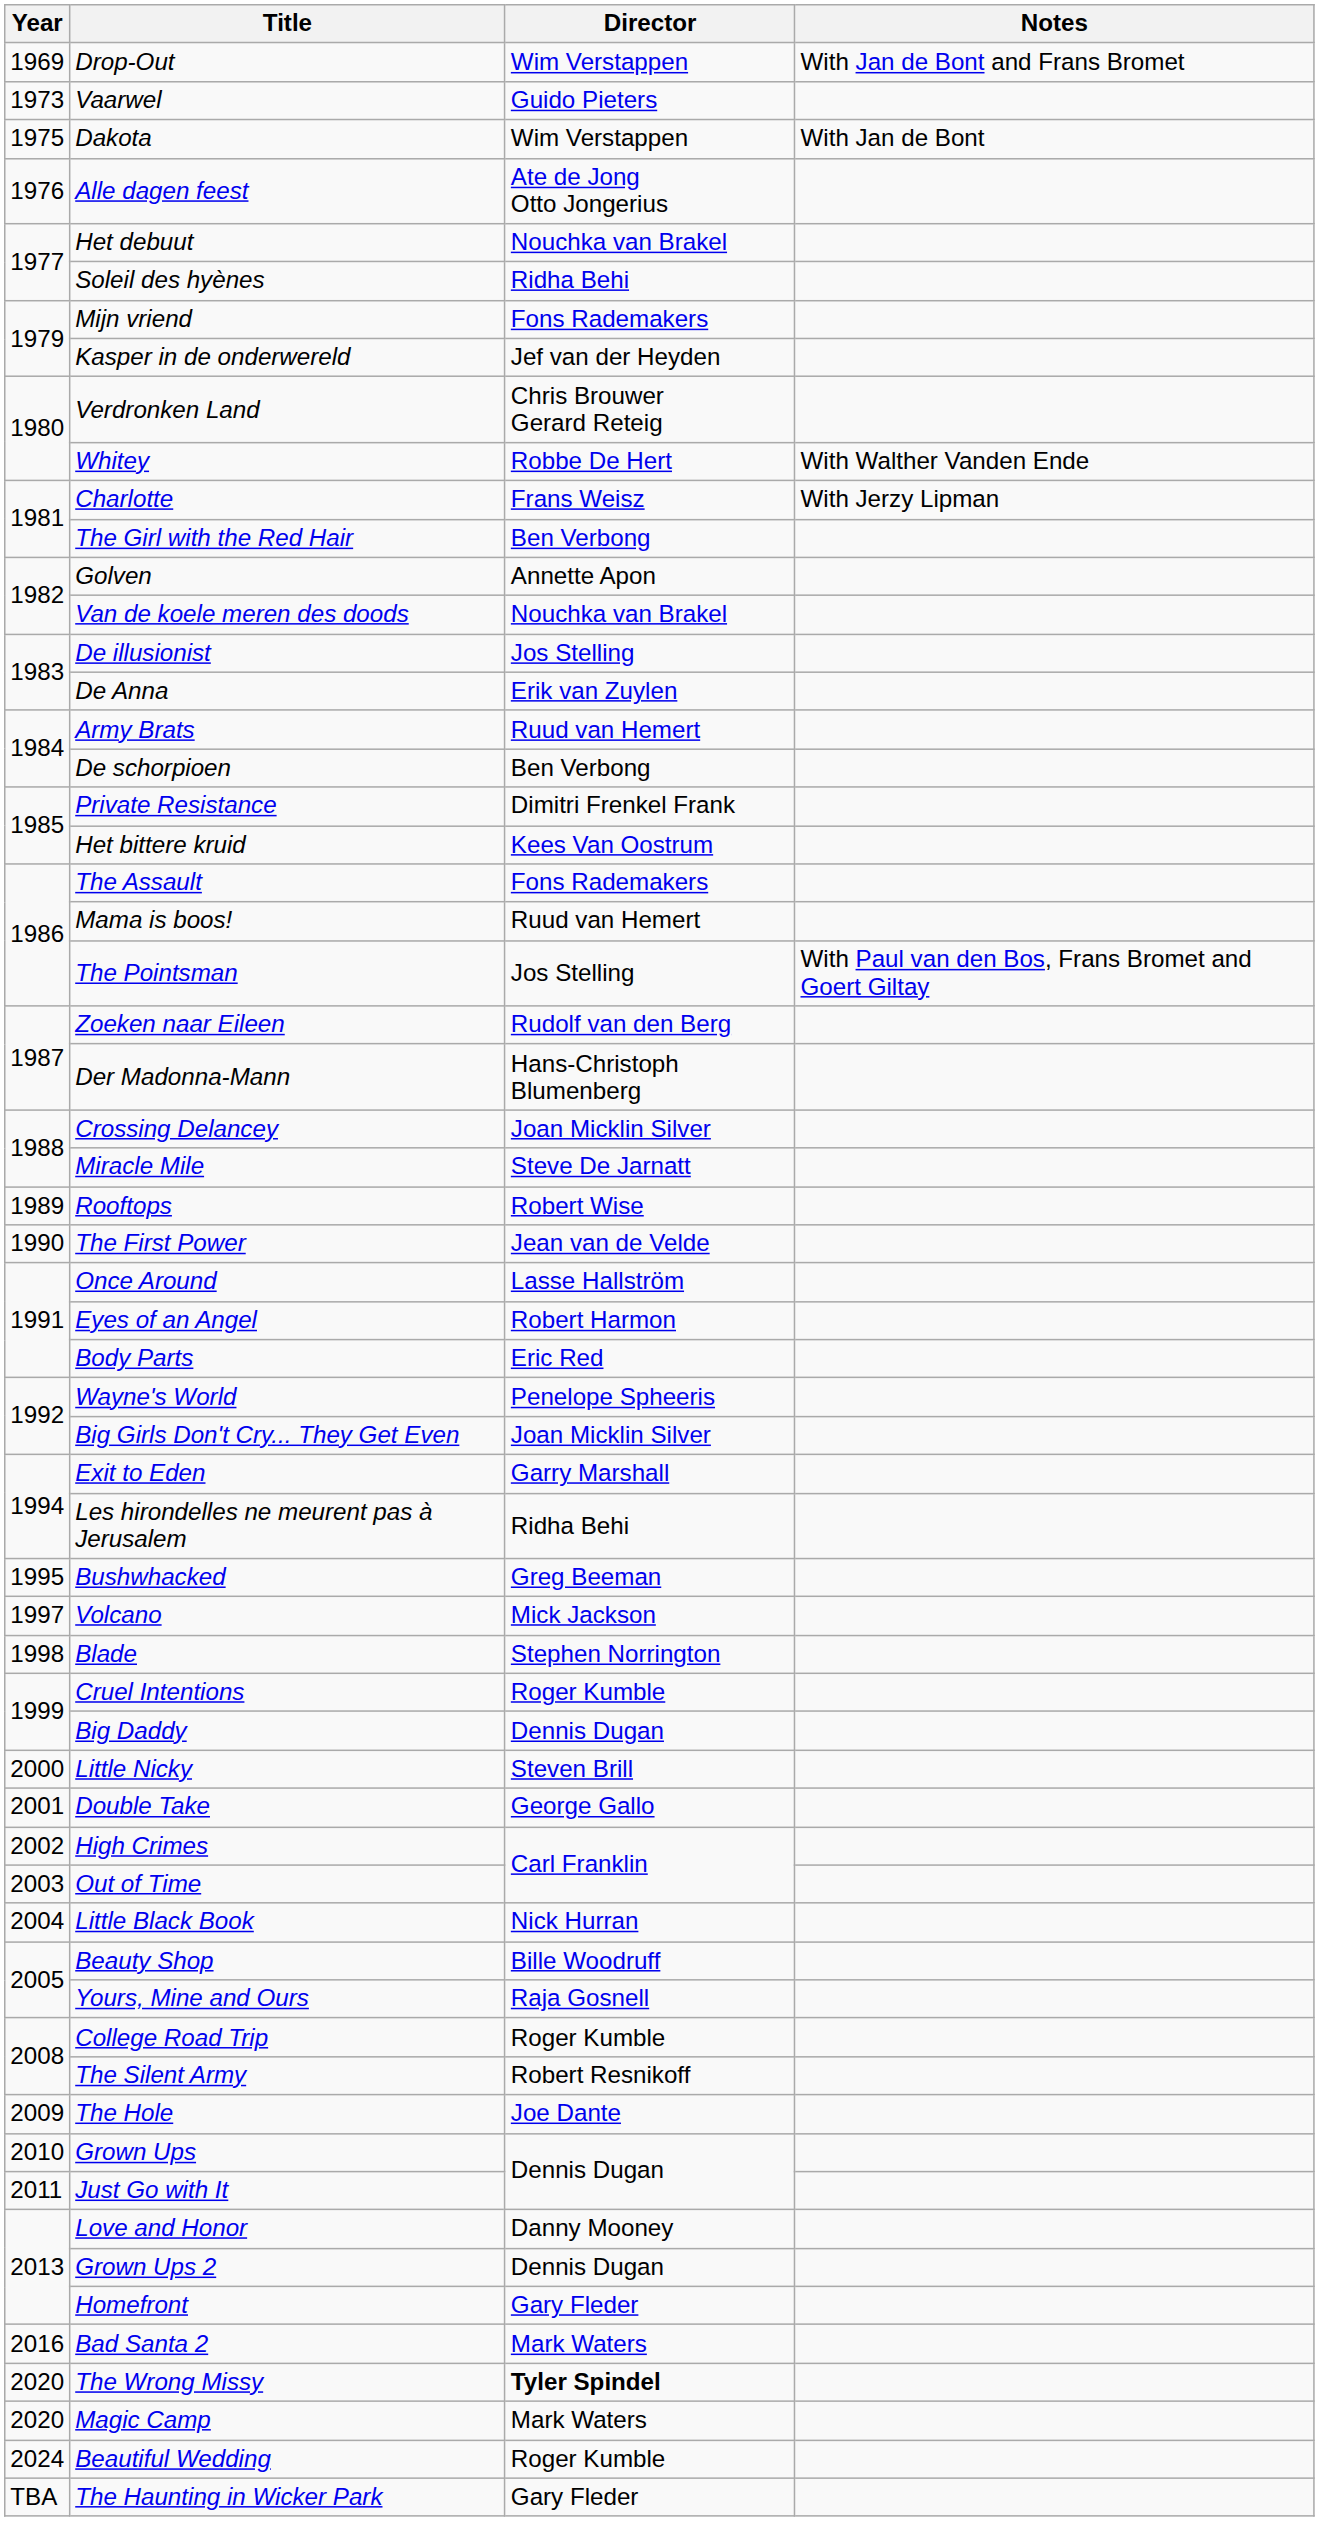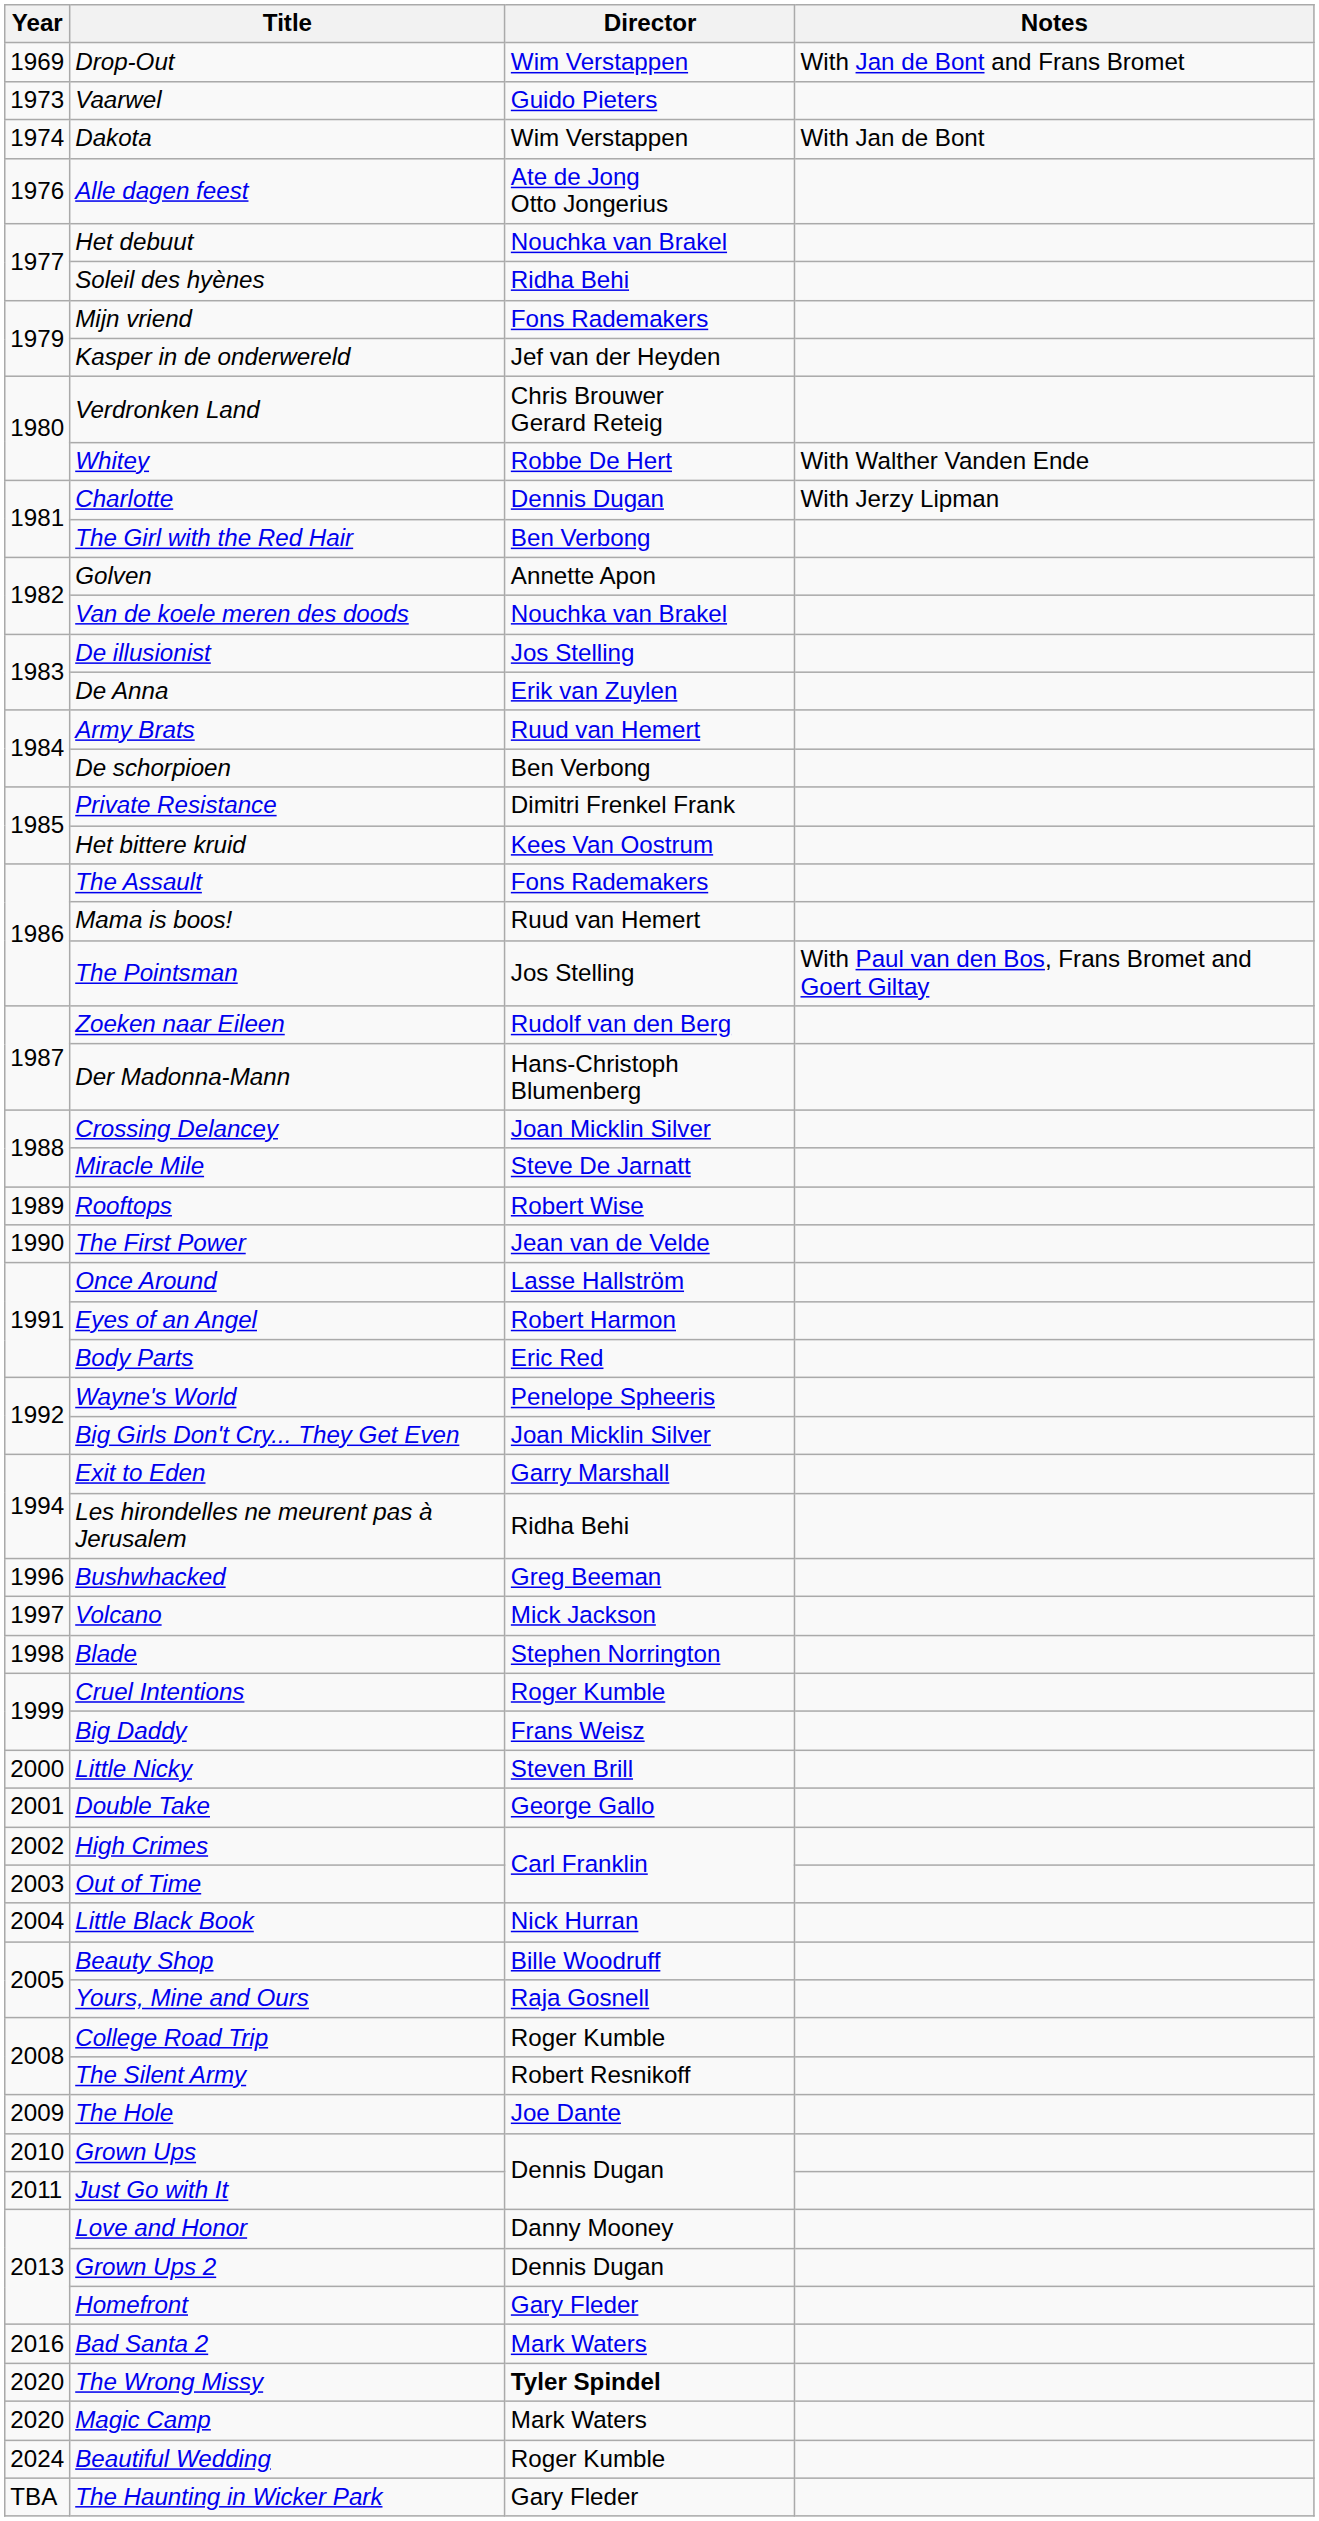(37, 138) 1975 -> (37, 138) 1974
(578, 499) Frans Weisz -> (587, 499) Dennis Dugan
(37, 1577) 1995 -> (37, 1577) 1996
(587, 1730) Dennis Dugan -> (578, 1730) Frans Weisz
